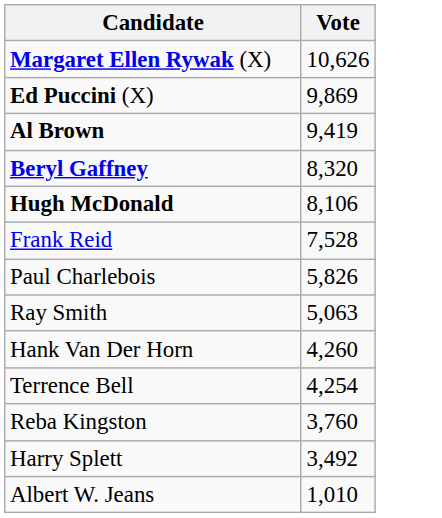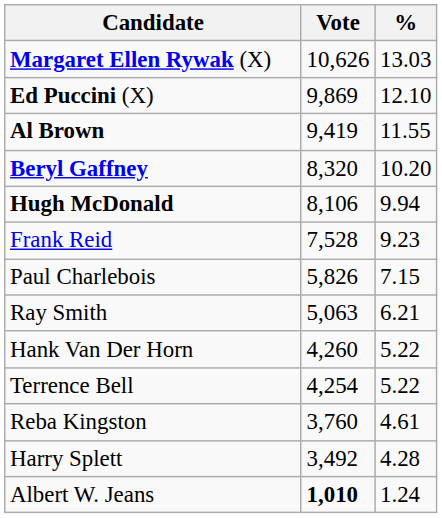+ column: (406, 22)
(332, 494) normal -> (332, 494) bold
